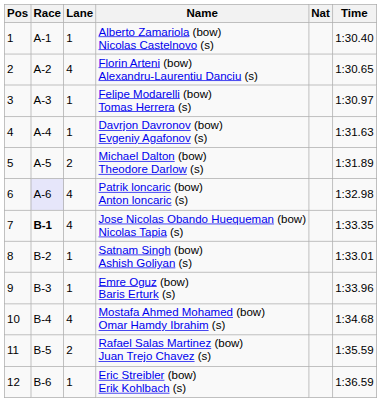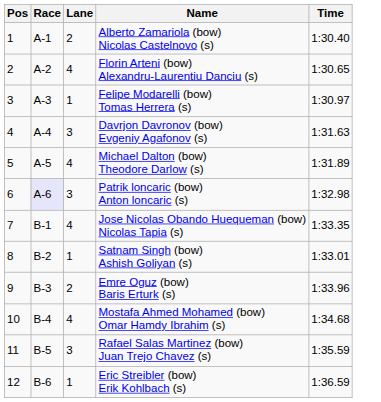- column: (321, 13)
(70, 38) 1 -> (70, 38) 2
(70, 132) 1 -> (70, 132) 3
(70, 163) 2 -> (70, 163) 4
(70, 194) 4 -> (70, 194) 3
(43, 225) bold -> (42, 225) normal
(70, 288) 1 -> (70, 288) 2
(70, 350) 2 -> (70, 350) 3
